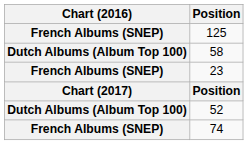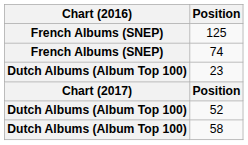rows swapped: (216, 52) <-> (216, 129)
(97, 71) French Albums (SNEP) -> (97, 71) Dutch Albums (Album Top 100)
